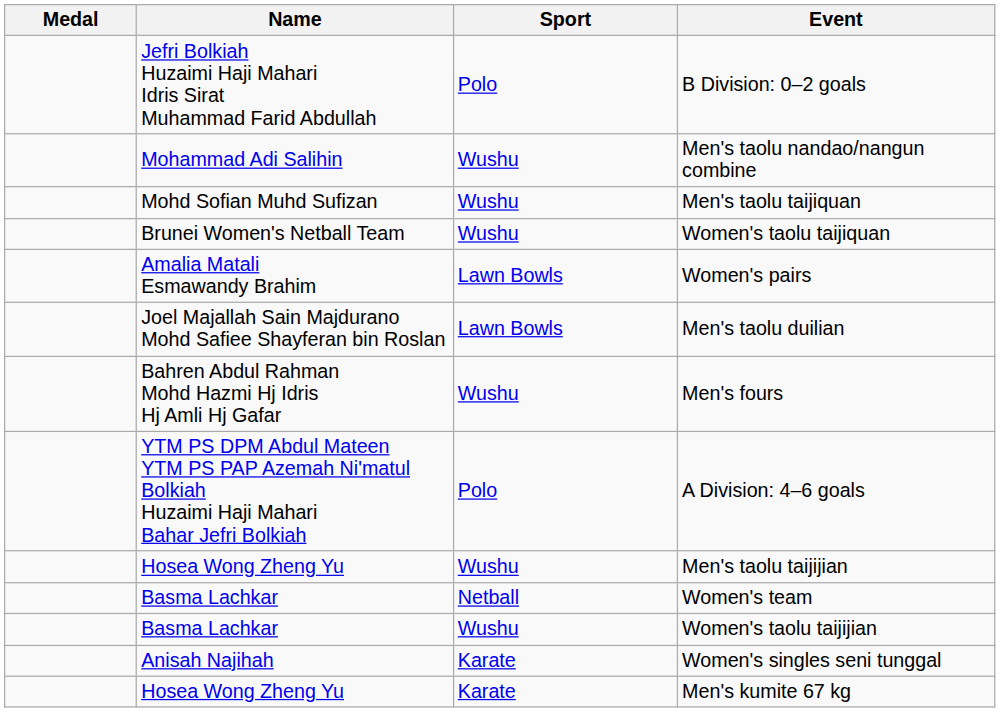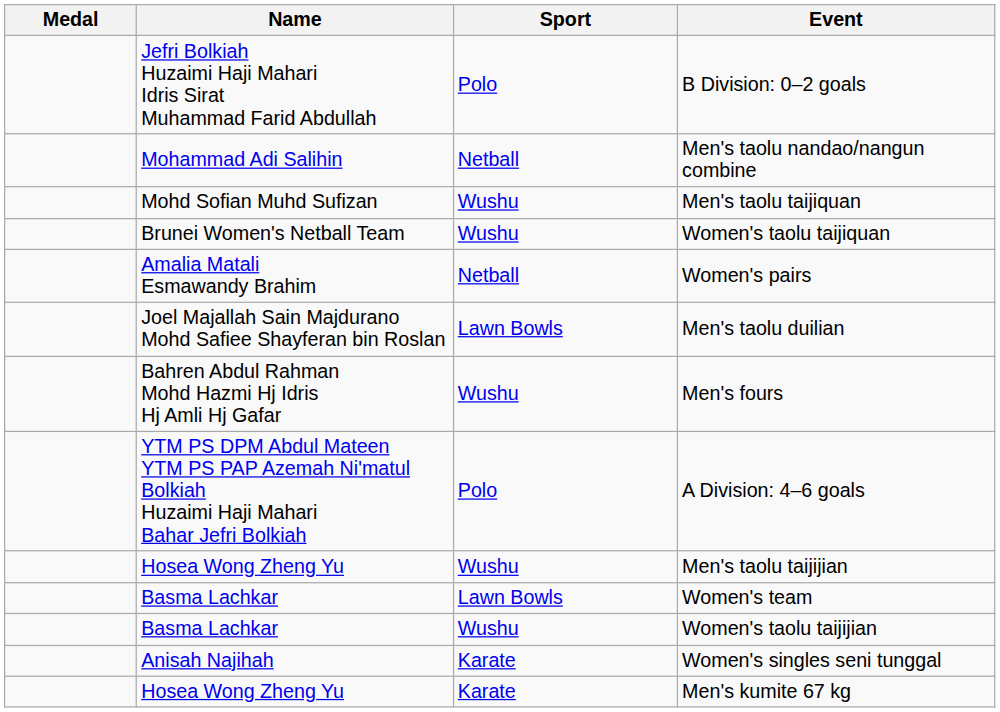(488, 160) Wushu -> (488, 160) Netball
(510, 275) Lawn Bowls -> (488, 275) Netball
(488, 597) Netball -> (510, 597) Lawn Bowls
